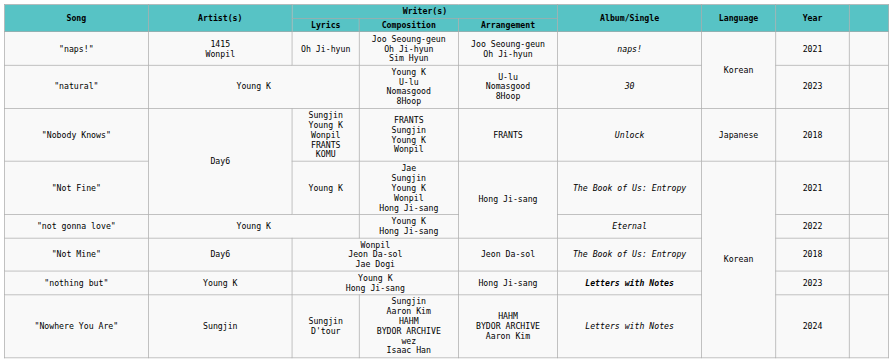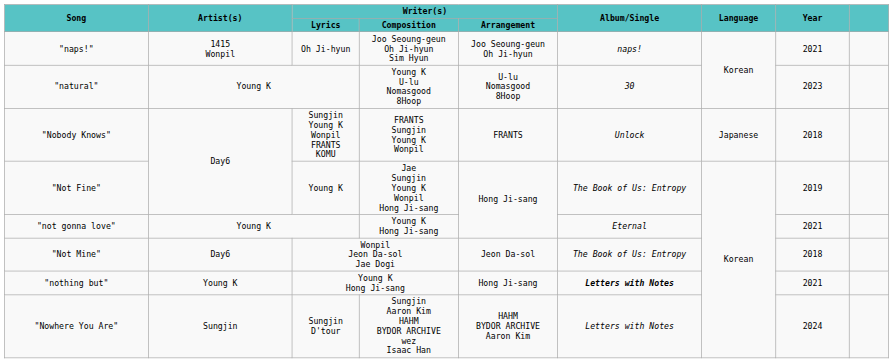(813, 188) 2021 -> (813, 188) 2019
(813, 226) 2022 -> (813, 226) 2021
(813, 283) 2023 -> (813, 283) 2021
